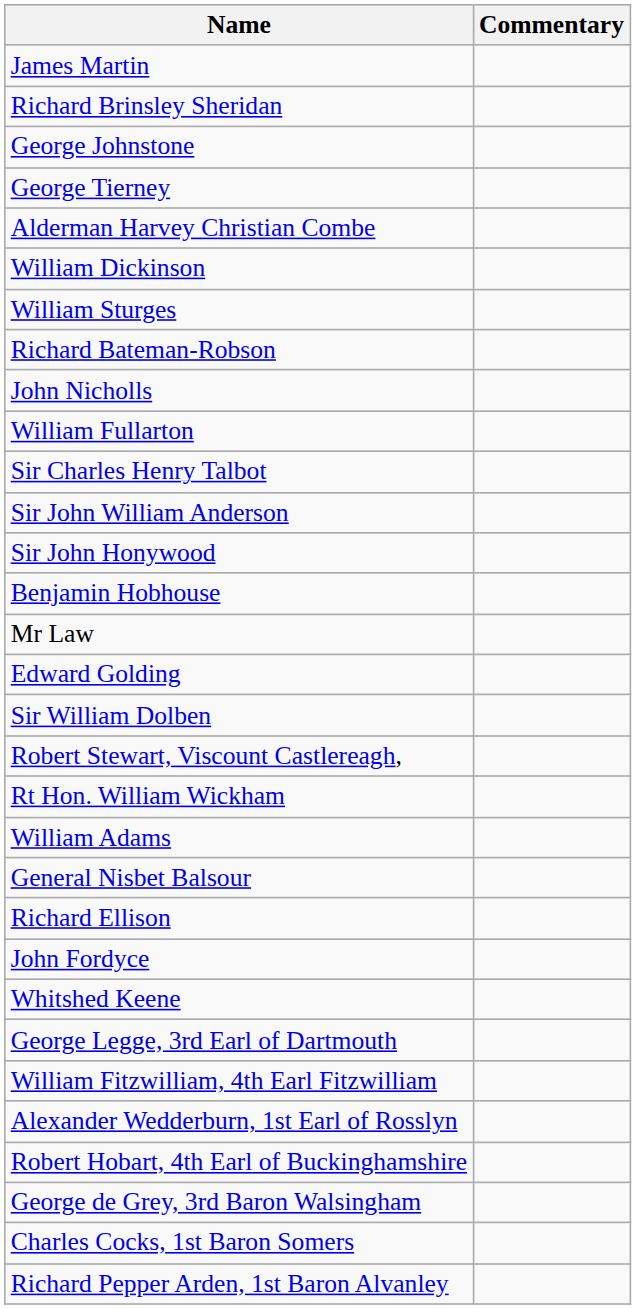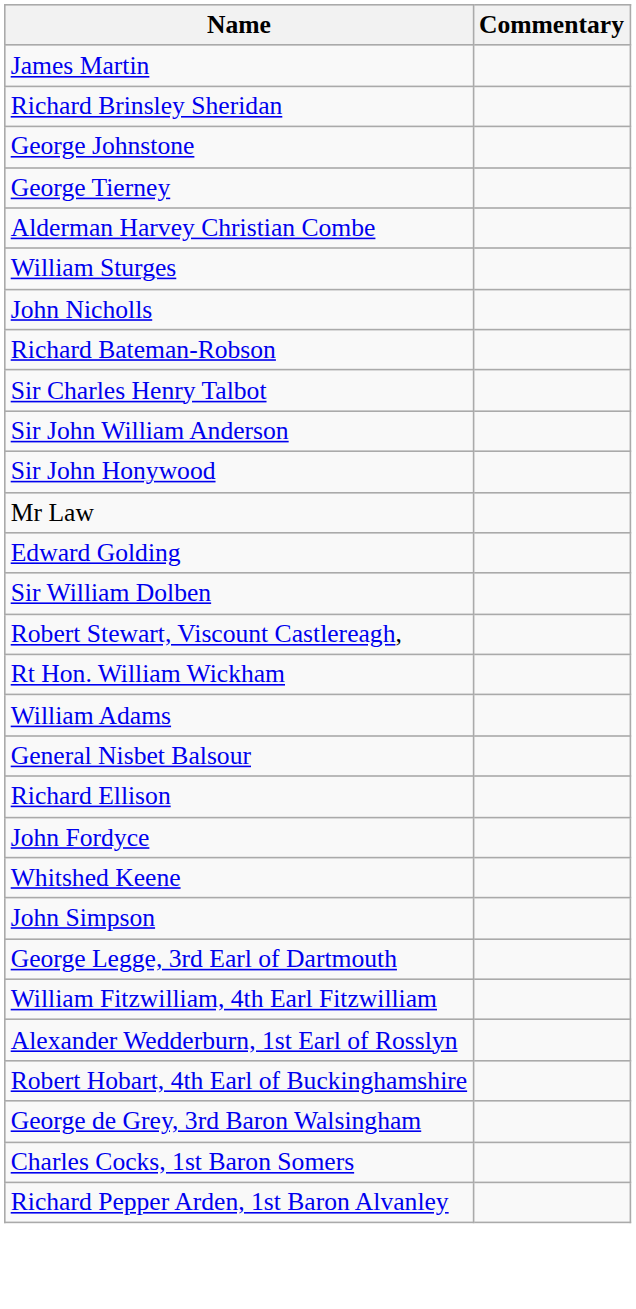- row: (108, 268)
rows swapped: (81, 390) <-> (143, 349)
- row: (102, 430)
- row: (116, 593)
+ row: (83, 918)
